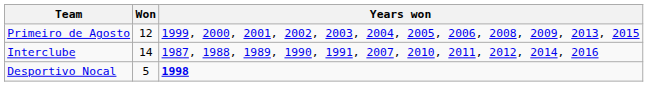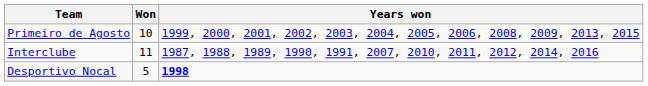(146, 33) 12 -> (146, 33) 10
(146, 52) 14 -> (146, 52) 11
